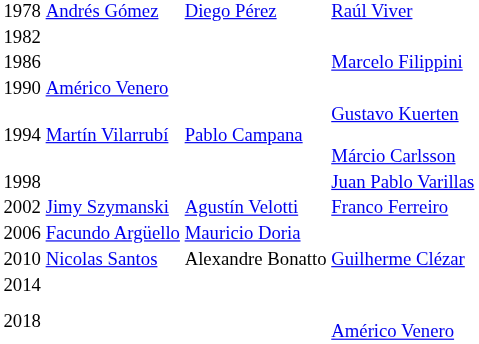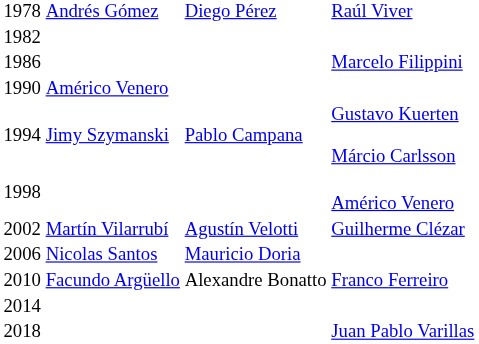(107, 134) Martín Vilarrubí -> (107, 134) Jimy Szymanski
(403, 181) Juan Pablo Varillas -> (393, 202) Américo Venero
(107, 207) Jimy Szymanski -> (107, 228) Martín Vilarrubí
(390, 207) Franco Ferreiro -> (398, 228) Guilherme Clézar
(113, 233) Facundo Argüello -> (102, 254) Nicolas Santos
(102, 258) Nicolas Santos -> (113, 280) Facundo Argüello
(398, 258) Guilherme Clézar -> (390, 280) Franco Ferreiro
(393, 331) Américo Venero -> (403, 331) Juan Pablo Varillas
